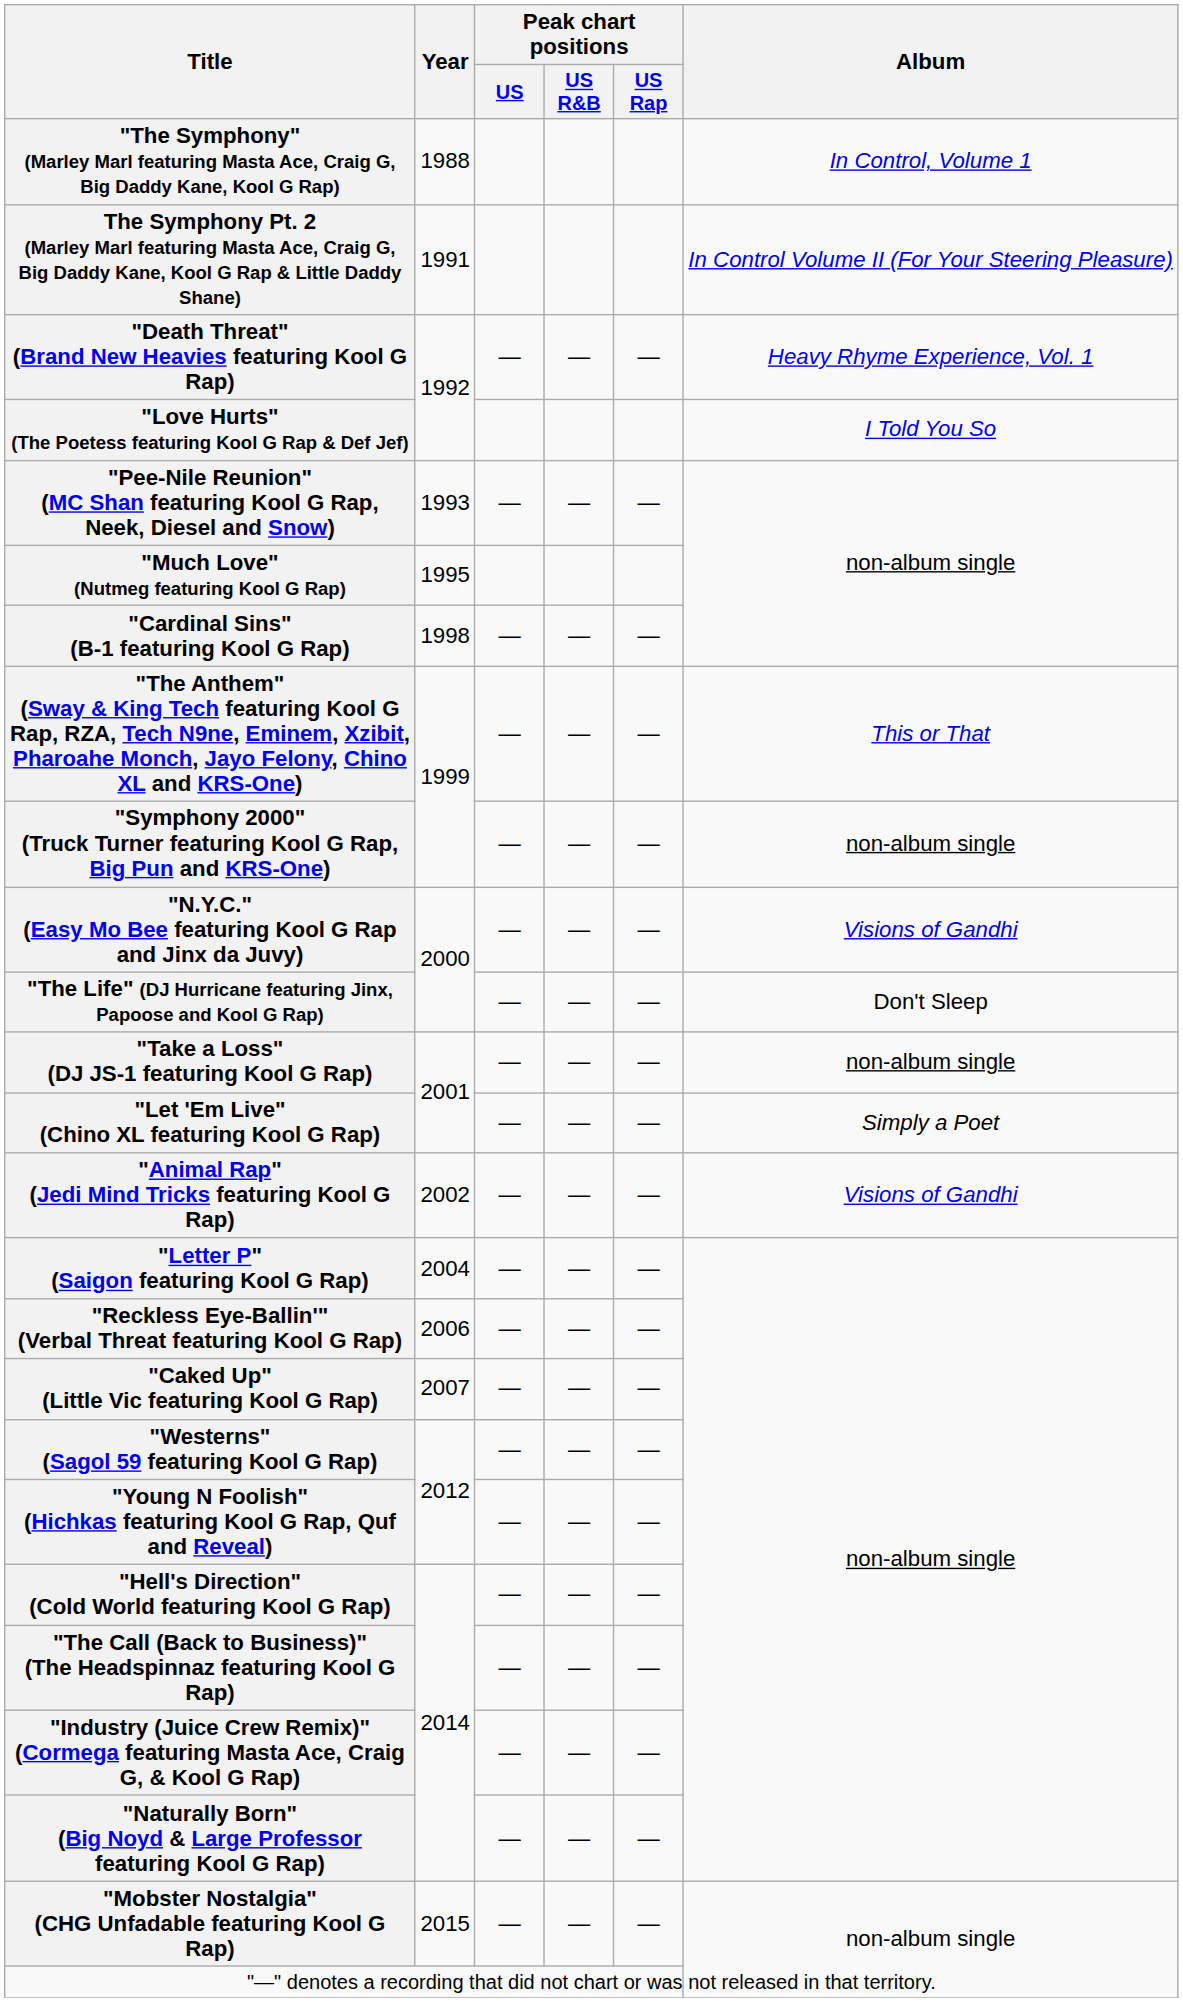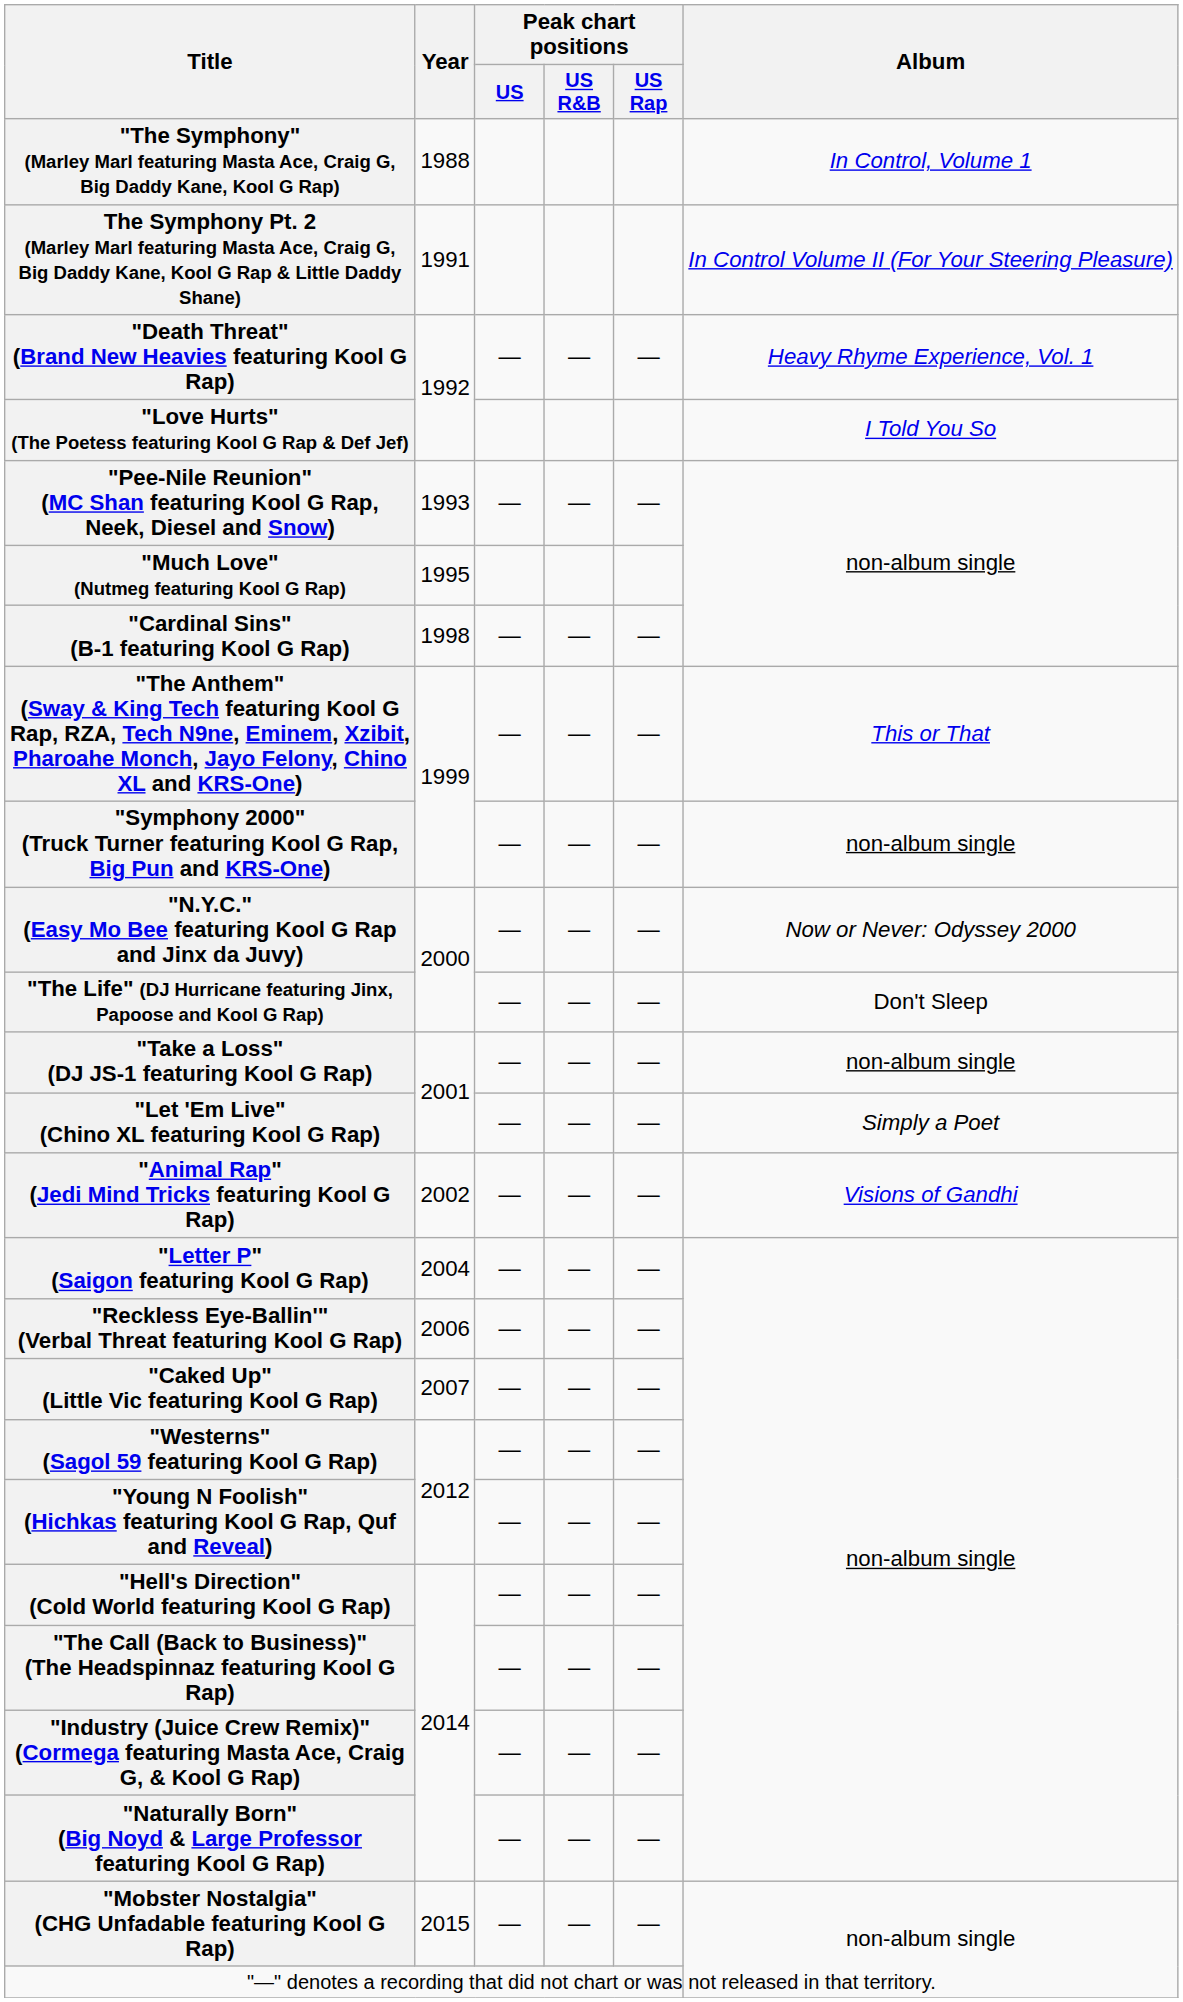(931, 929) Visions of Gandhi -> (931, 929) Now or Never: Odyssey 2000
